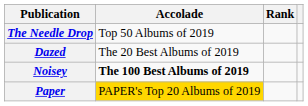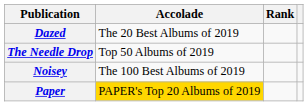rows swapped: (50, 52) <-> (50, 33)
(174, 71) bold -> (172, 71) normal
